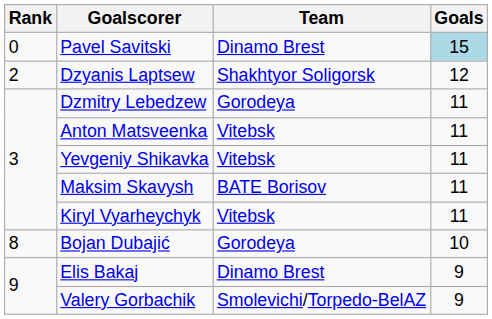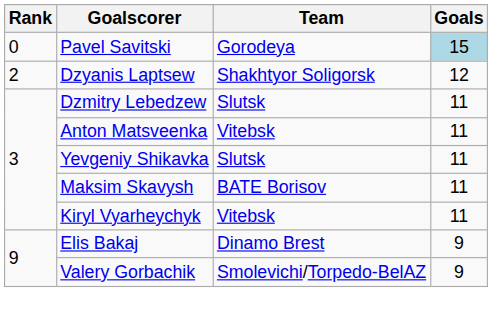(271, 46) Dinamo Brest -> (256, 46) Gorodeya
(256, 103) Gorodeya -> (241, 103) Slutsk
(246, 159) Vitebsk -> (241, 159) Slutsk
- row: (115, 243)
